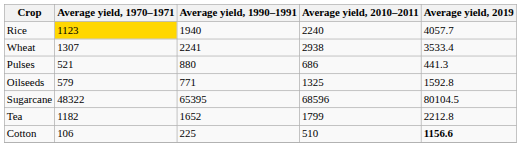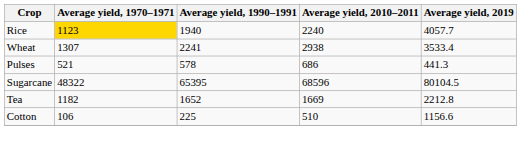(188, 64) 880 -> (188, 64) 578
- row: (26, 82)
(313, 116) 1799 -> (313, 99) 1669
(438, 133) bold -> (438, 116) normal
